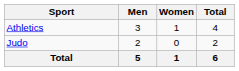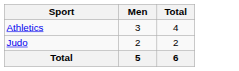- column: (176, 12)
